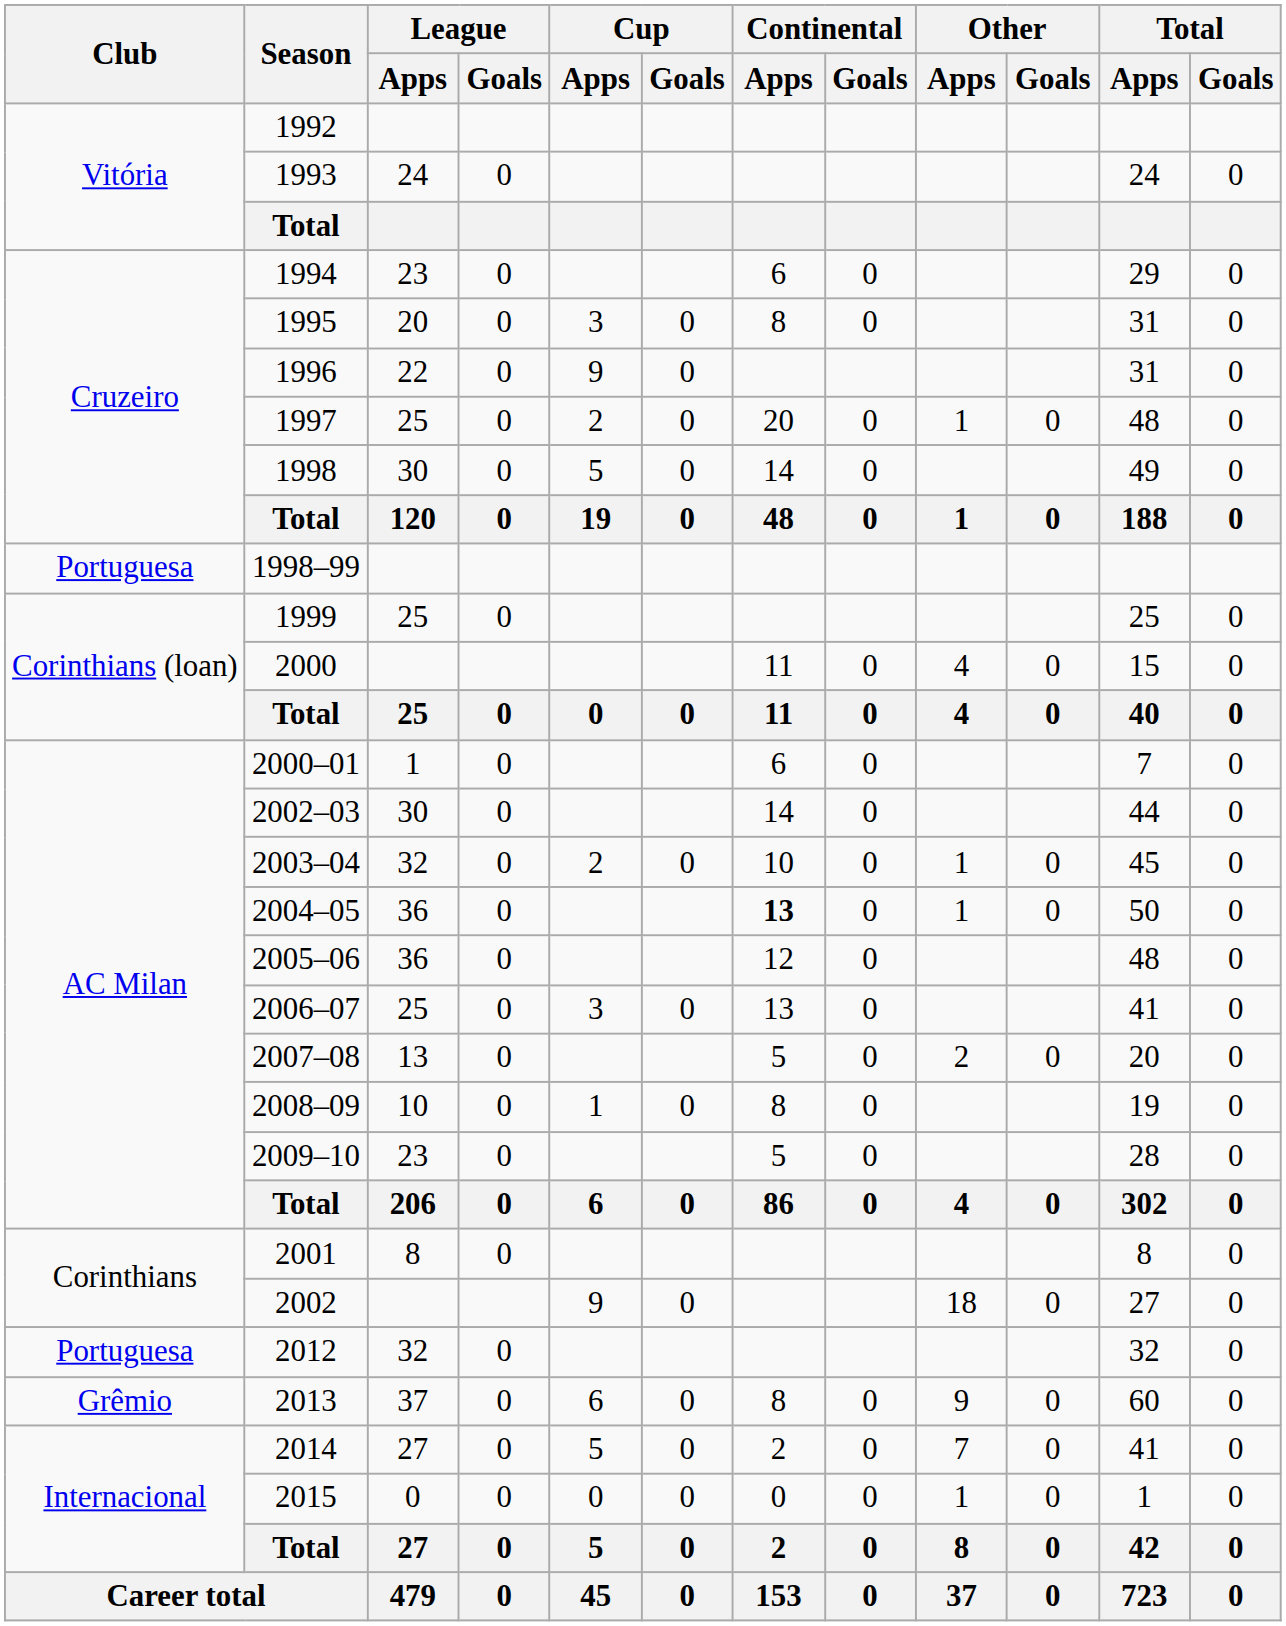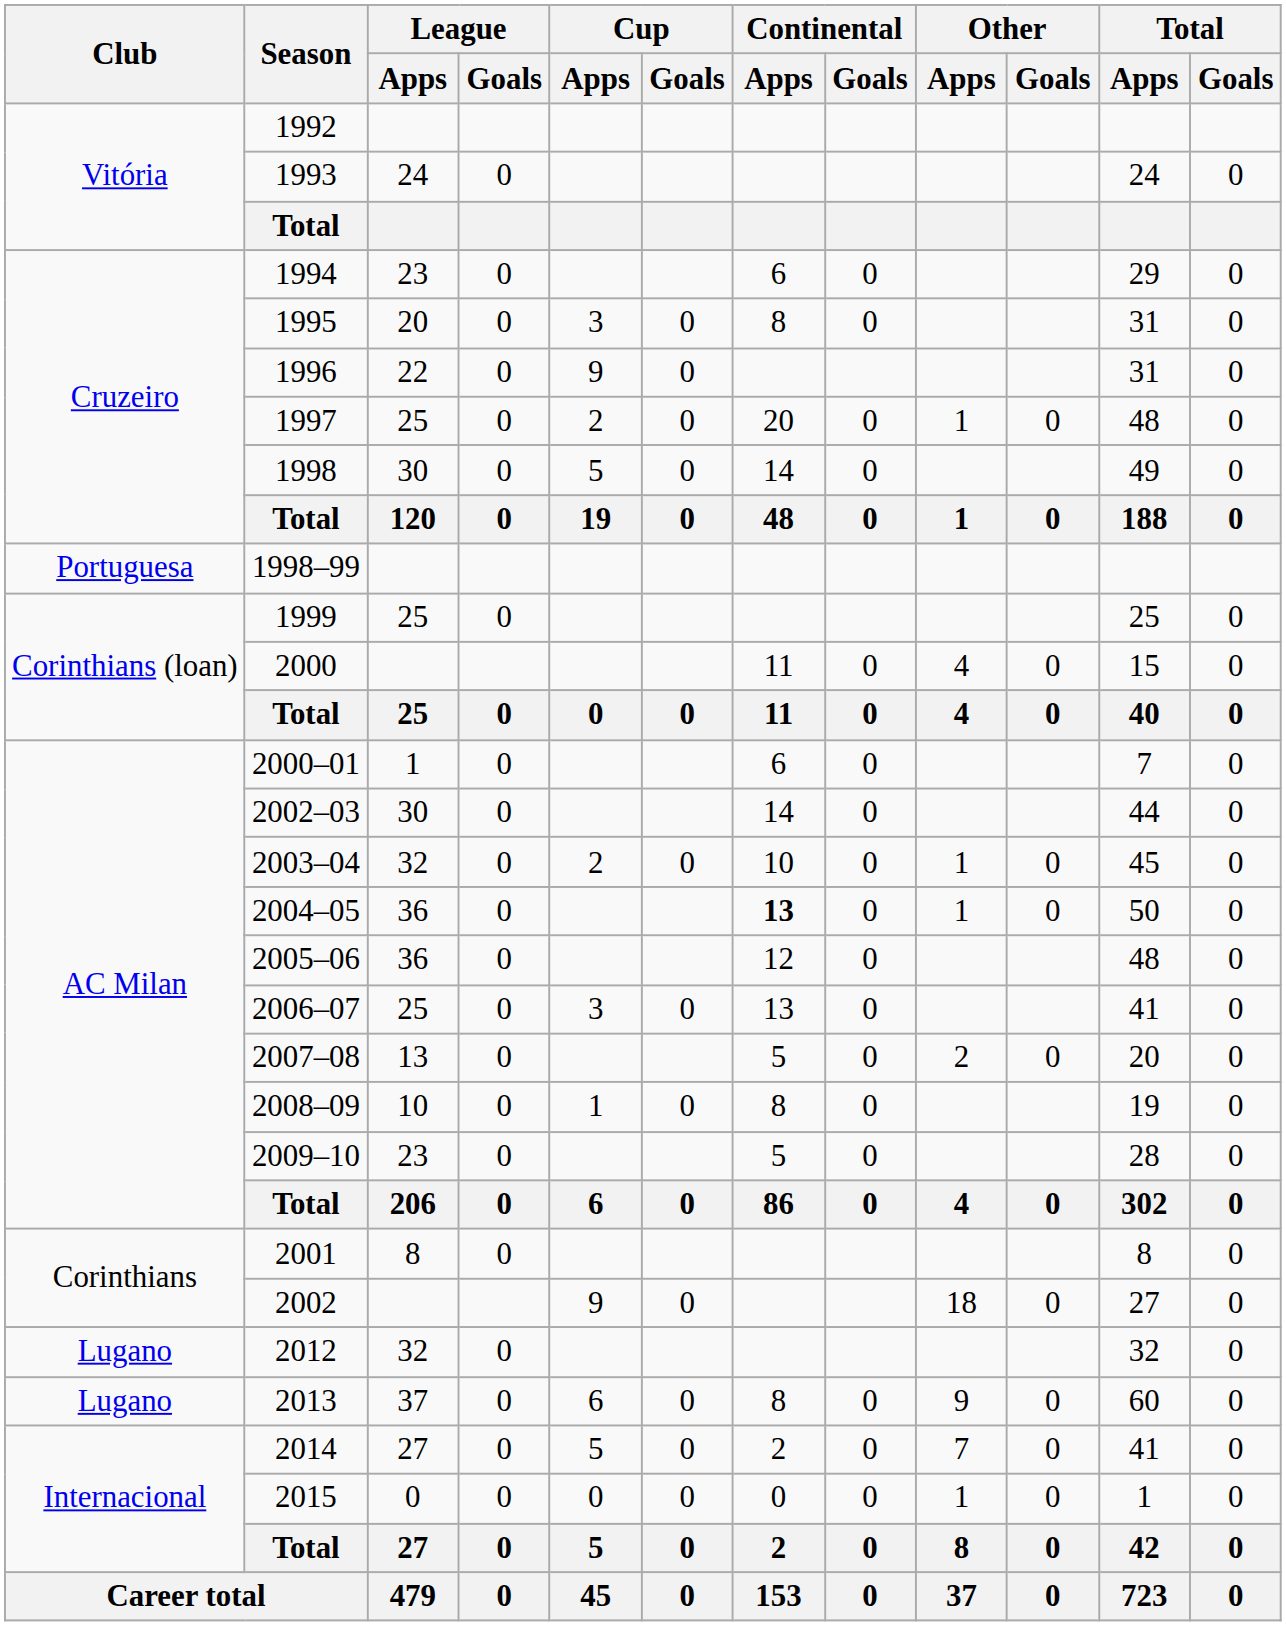(125, 1351) Portuguesa -> (125, 1351) Lugano
(125, 1400) Grêmio -> (125, 1400) Lugano
